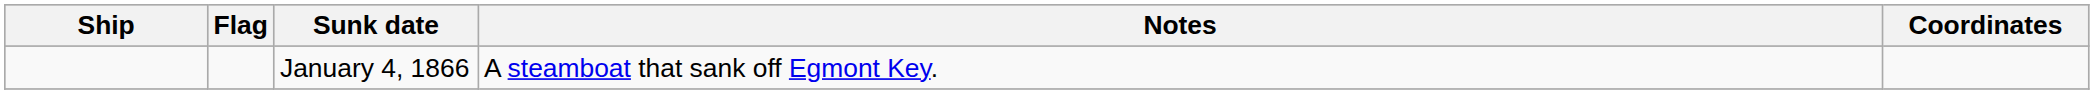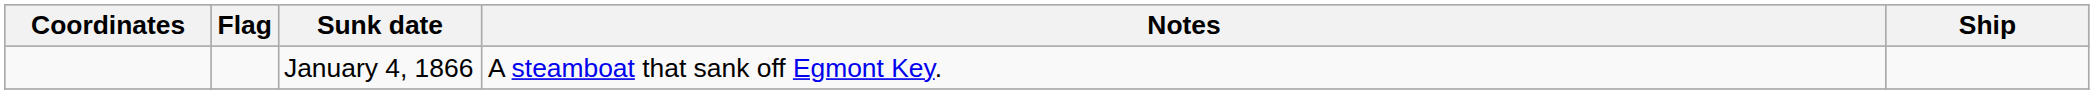columns swapped: (106, 25) <-> (1985, 25)
